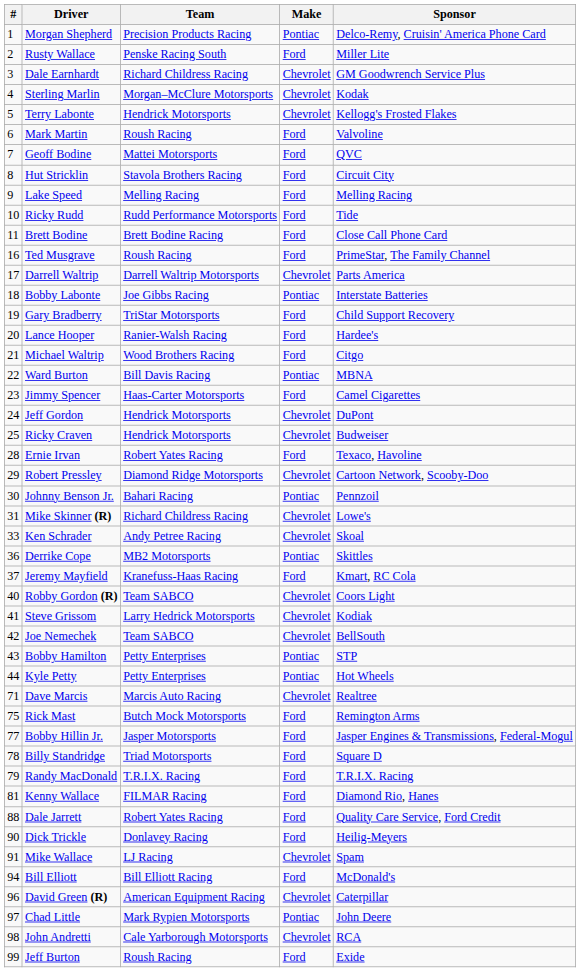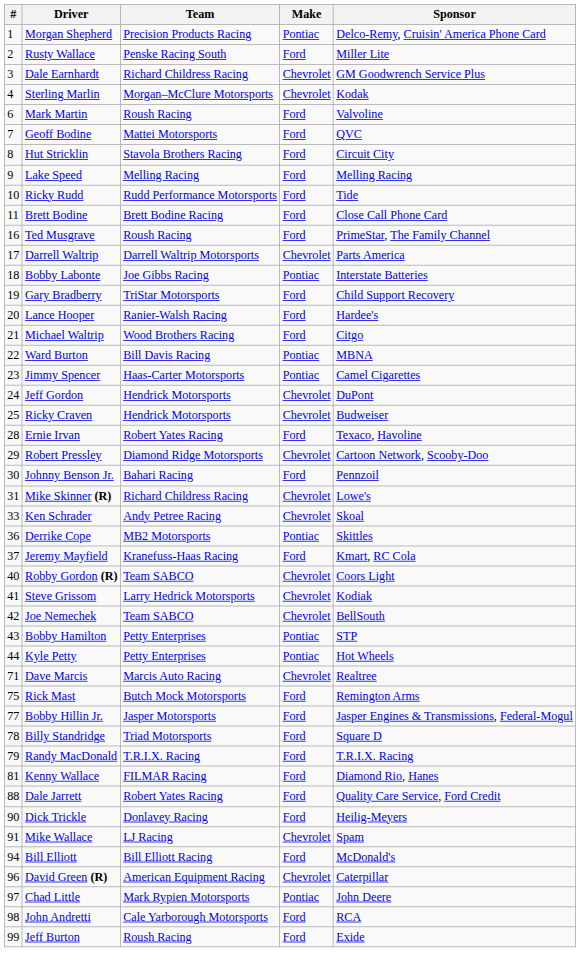- row: (60, 114)
(294, 395) Ford -> (301, 375) Pontiac
(301, 495) Pontiac -> (294, 475) Ford
(307, 937) Chevrolet -> (294, 916) Ford
